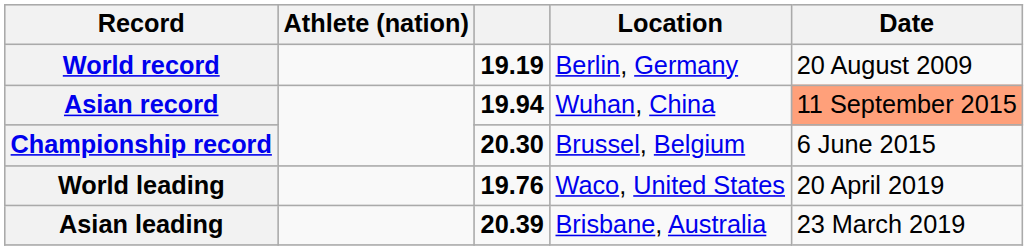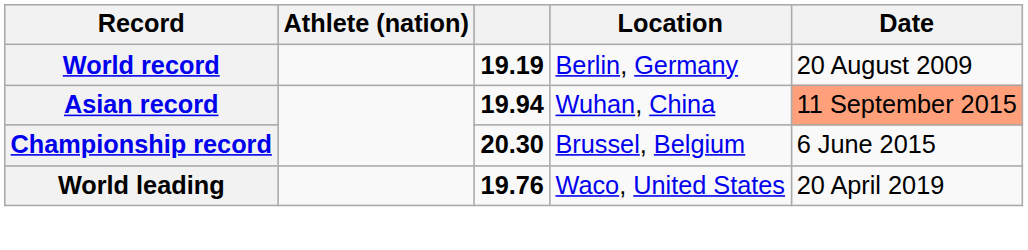- row: (141, 225)
